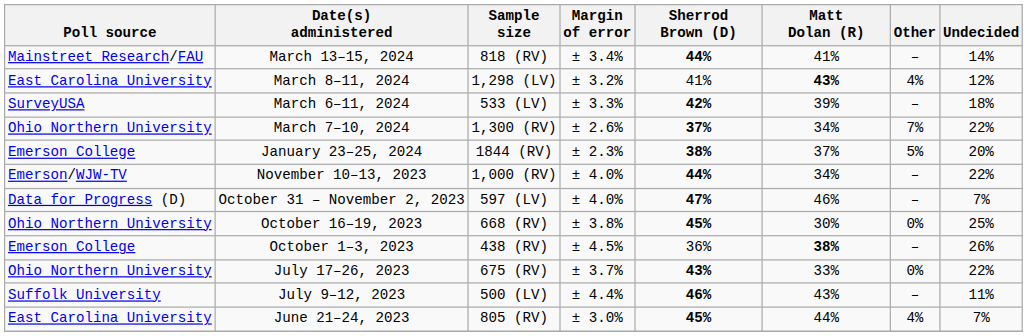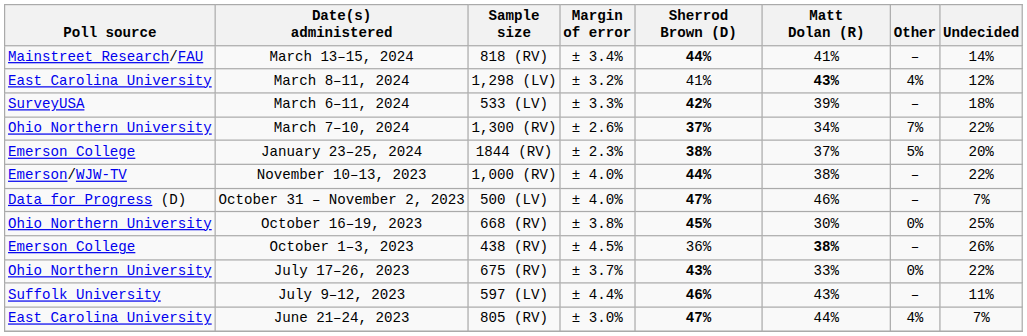(826, 176) 34% -> (826, 176) 38%
(514, 200) 597 (LV) -> (514, 200) 500 (LV)
(514, 295) 500 (LV) -> (514, 295) 597 (LV)
(698, 319) 45% -> (698, 319) 47%
